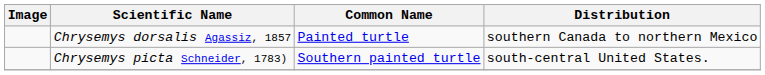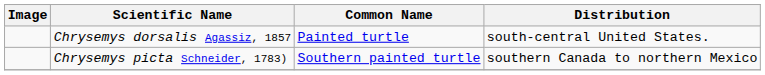(622, 37) southern Canada to northern Mexico -> (598, 37) south-central United States.
(598, 59) south-central United States. -> (622, 59) southern Canada to northern Mexico
